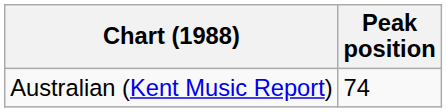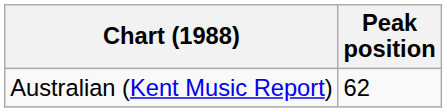(357, 87) 74 -> (357, 87) 62
